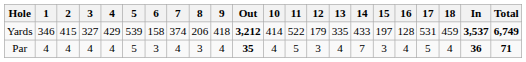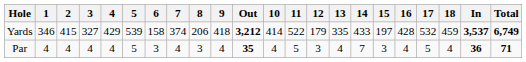(406, 31) 128 -> (406, 31) 428
(428, 31) 531 -> (428, 31) 532
